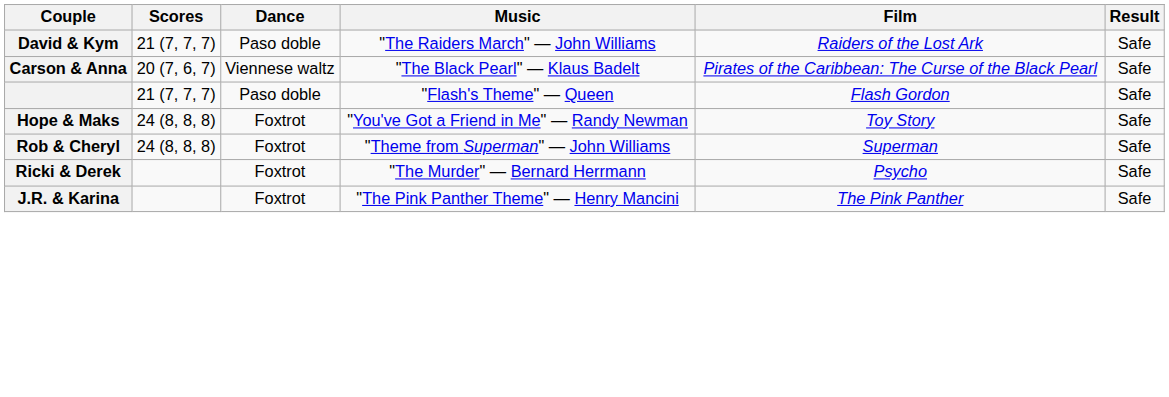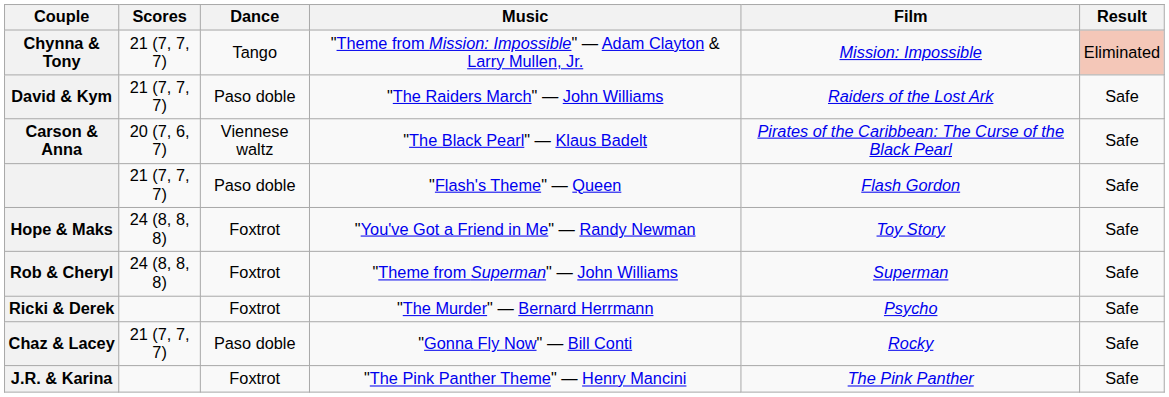+ row: (62, 52)
+ row: (62, 343)
